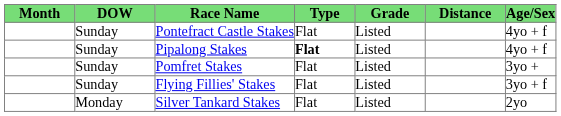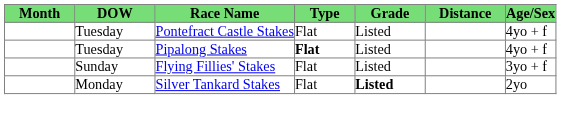(97, 31) Sunday -> (99, 31) Tuesday
(97, 49) Sunday -> (99, 49) Tuesday
- row: (199, 66)
(373, 102) normal -> (374, 84) bold
